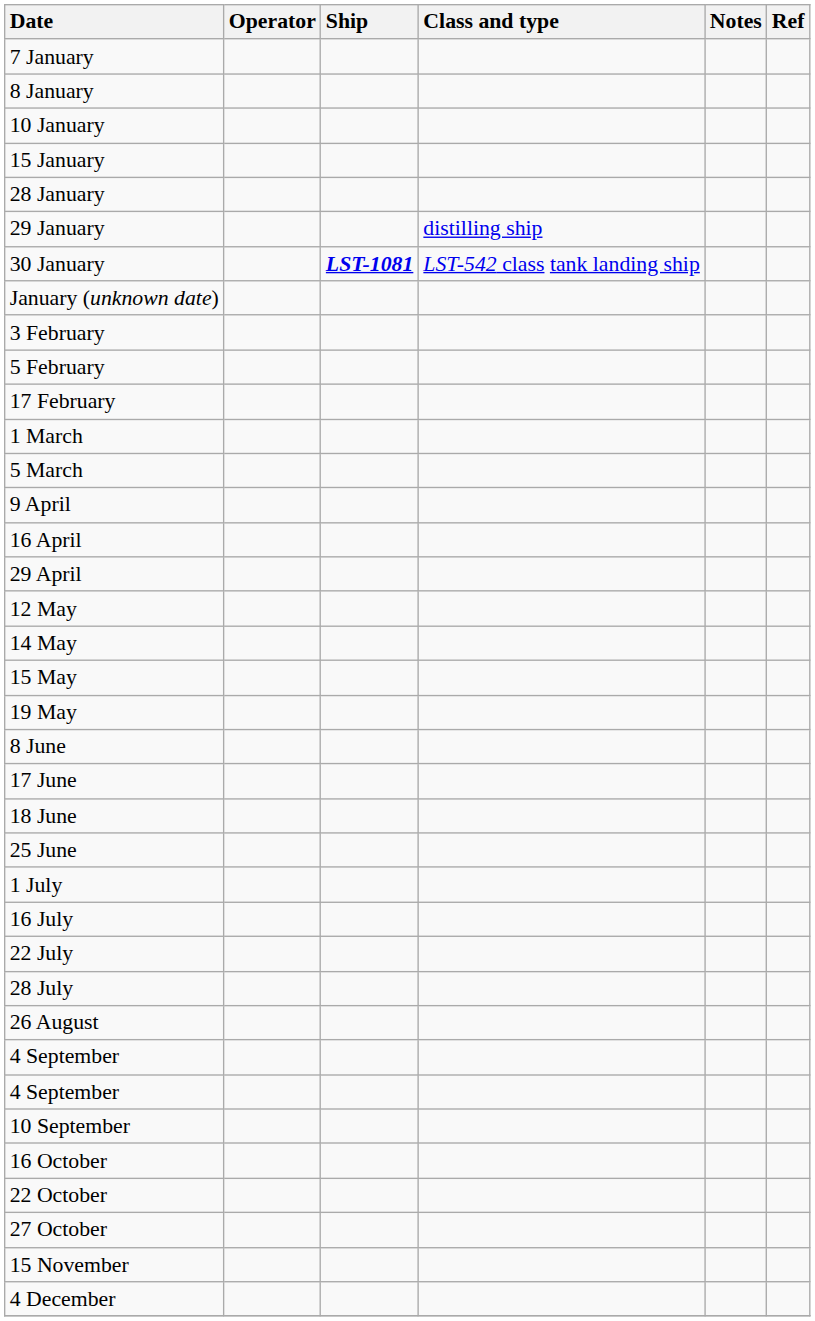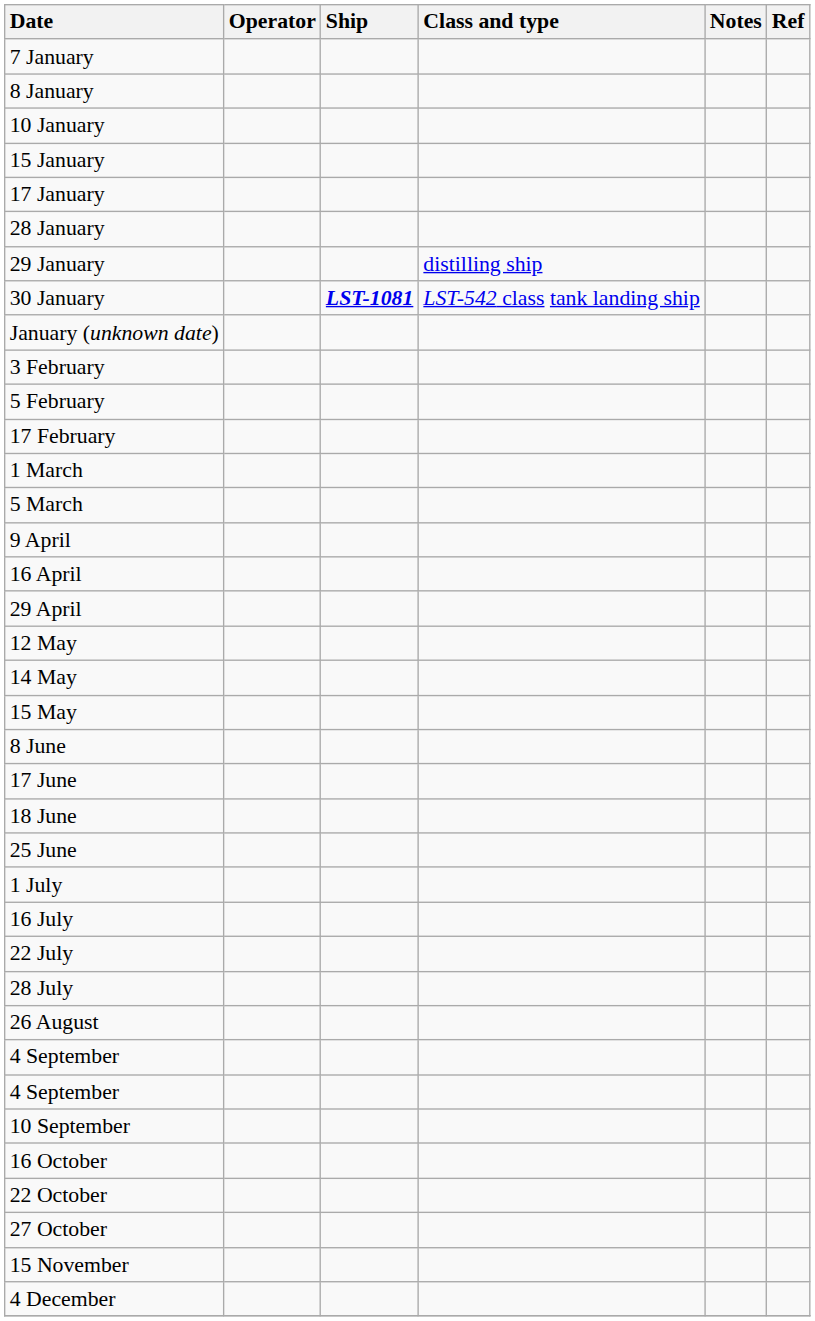+ row: (57, 194)
- row: (43, 711)
